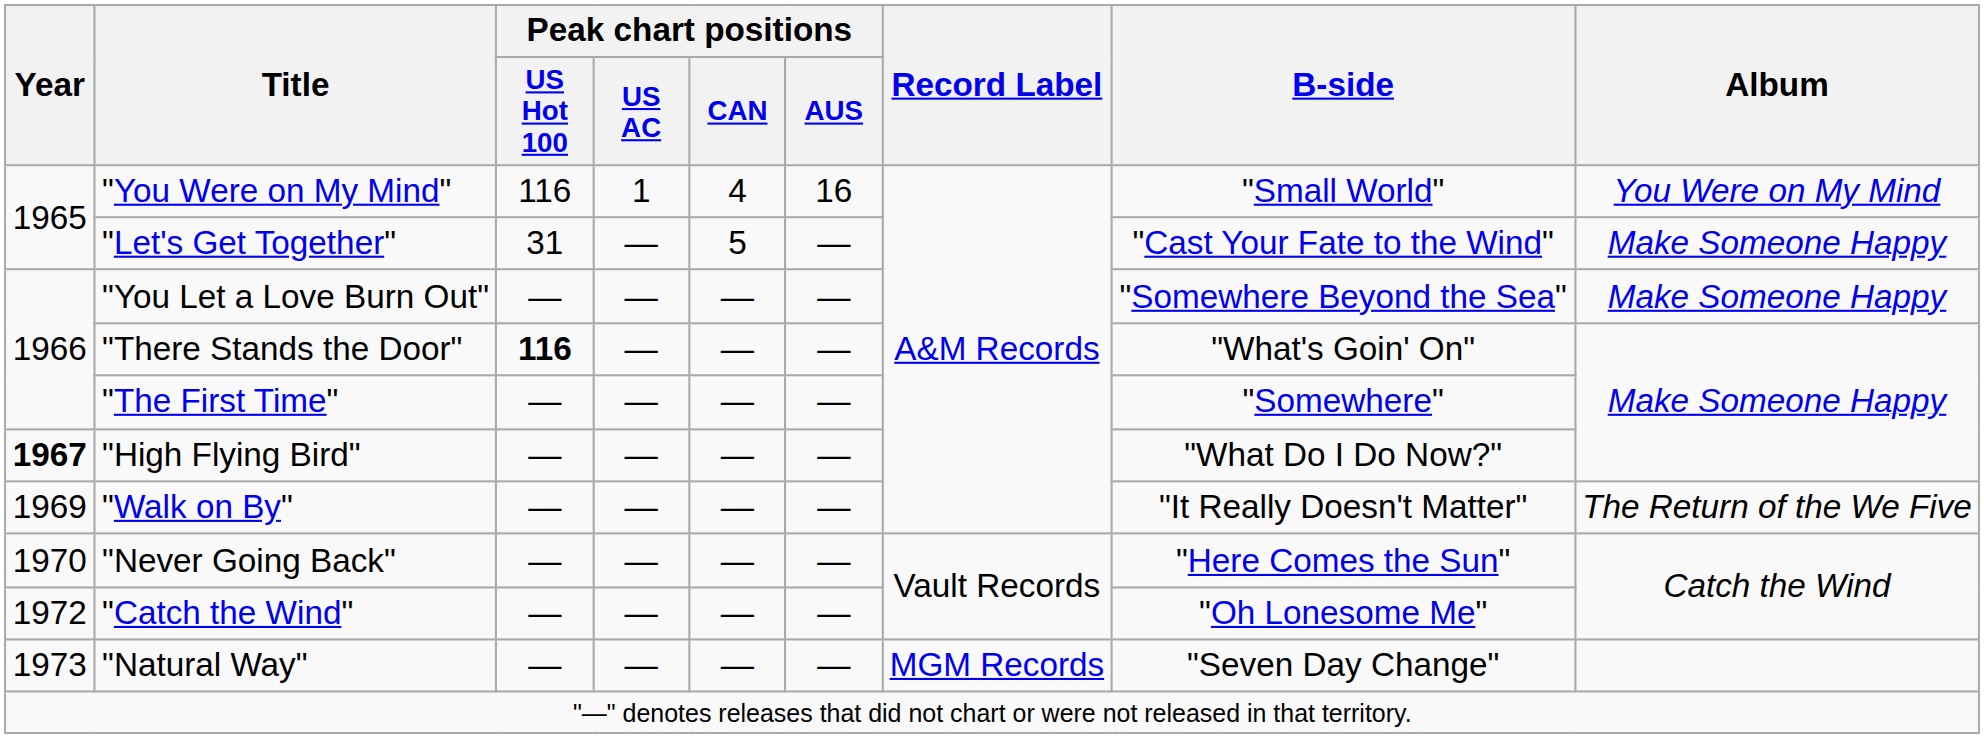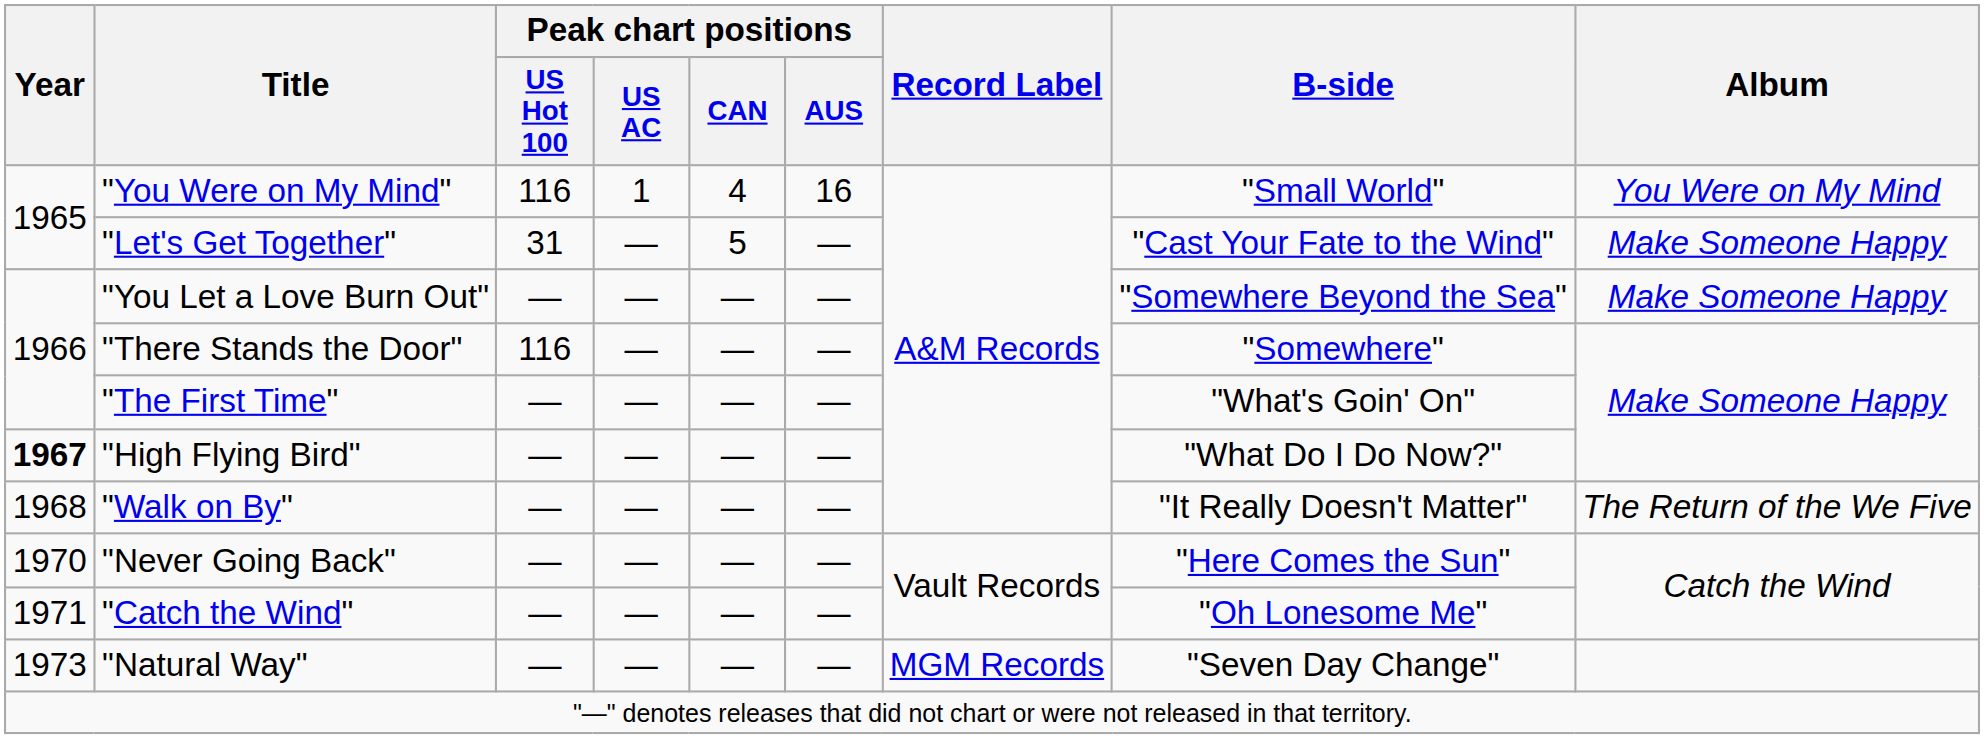(545, 348) bold -> (545, 348) normal
(1343, 348) "What's Goin' On" -> (1343, 348) "Somewhere"
(1343, 401) "Somewhere" -> (1343, 401) "What's Goin' On"
(50, 507) 1969 -> (50, 507) 1968
(50, 612) 1972 -> (50, 612) 1971
